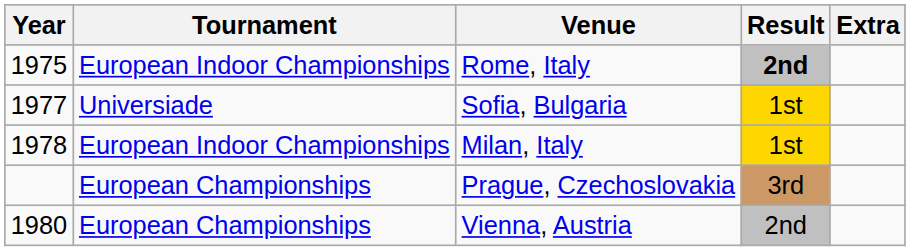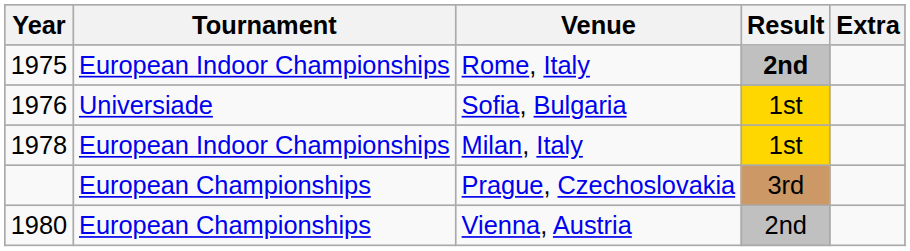(39, 105) 1977 -> (39, 105) 1976
